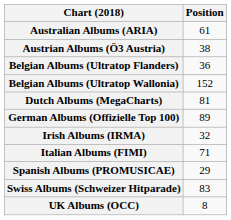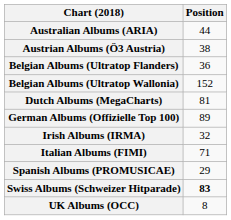(205, 30) 61 -> (205, 30) 44
(205, 188) normal -> (205, 188) bold
